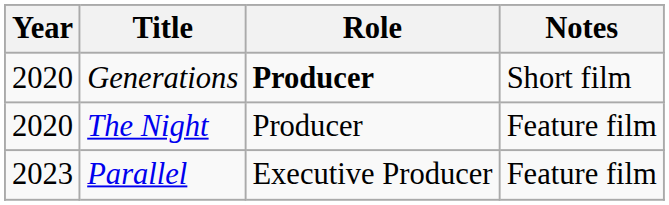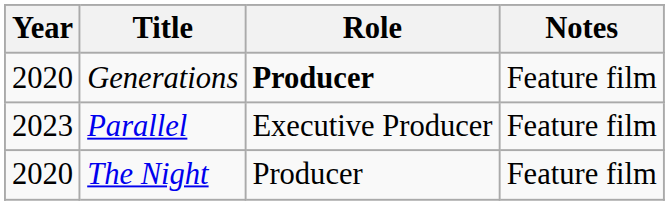(569, 77) Short film -> (582, 77) Feature film
rows swapped: (148, 125) <-> (137, 174)
